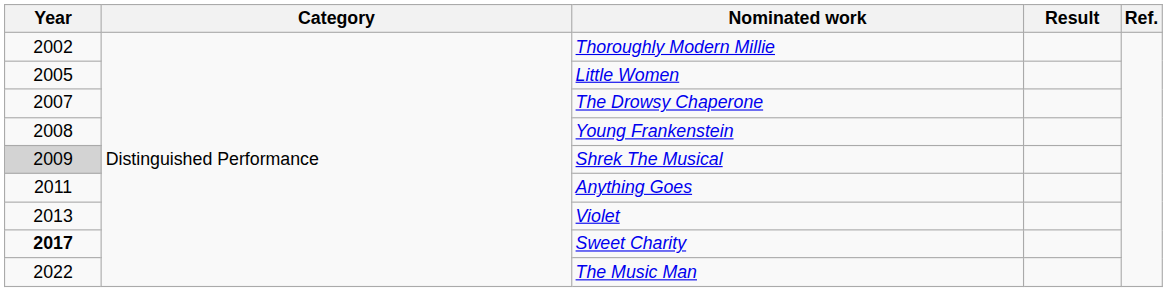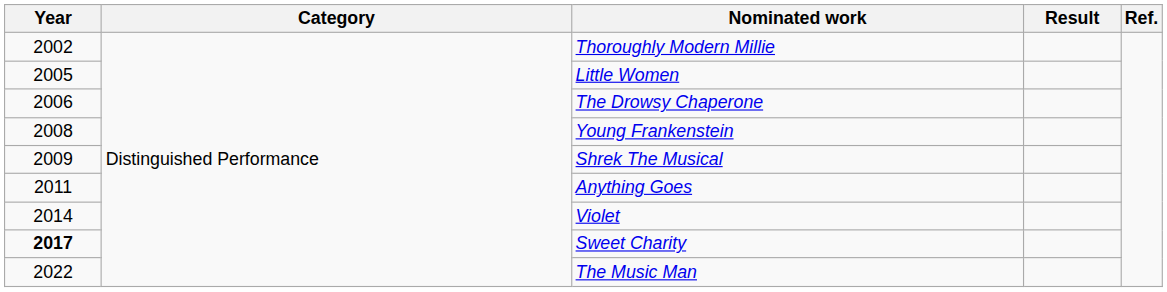(53, 103) 2007 -> (53, 103) 2006
(53, 159) lightgrey background -> (53, 159) no background
(53, 215) 2013 -> (53, 215) 2014
